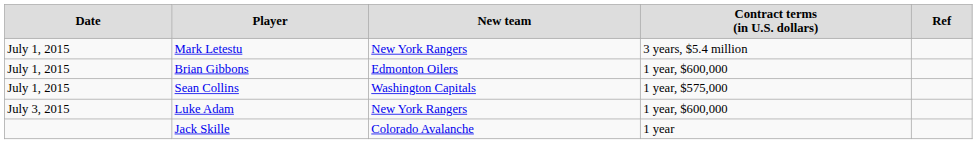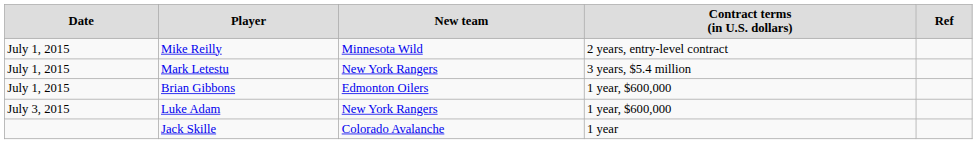+ row: (191, 48)
- row: (207, 88)
